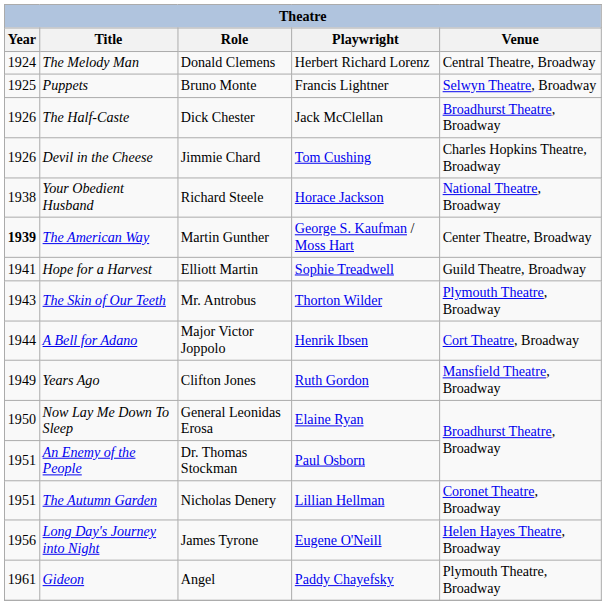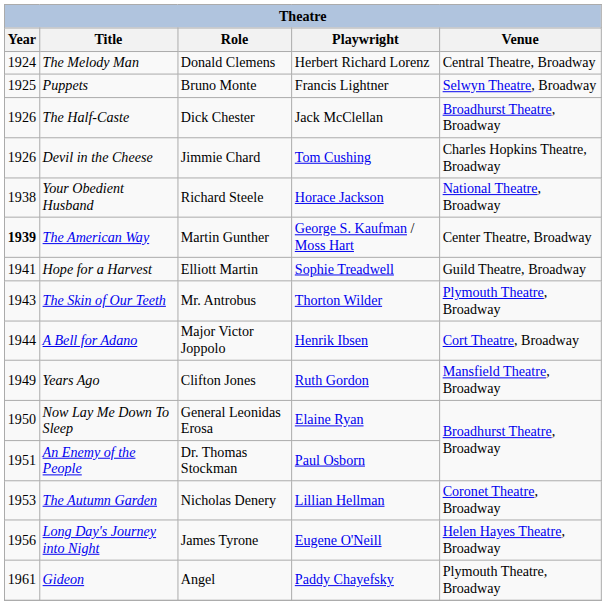(22, 500) 1951 -> (22, 500) 1953
